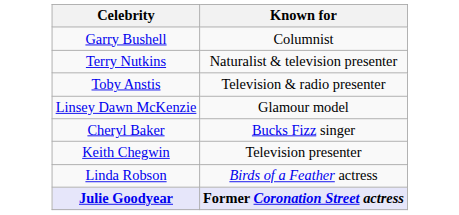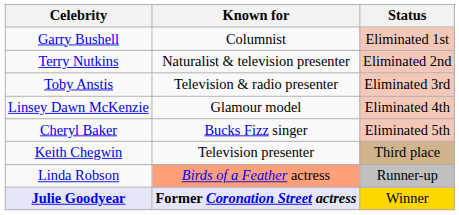+ column: (407, 15)
(303, 175) no background -> (256, 175) lightsalmon background
